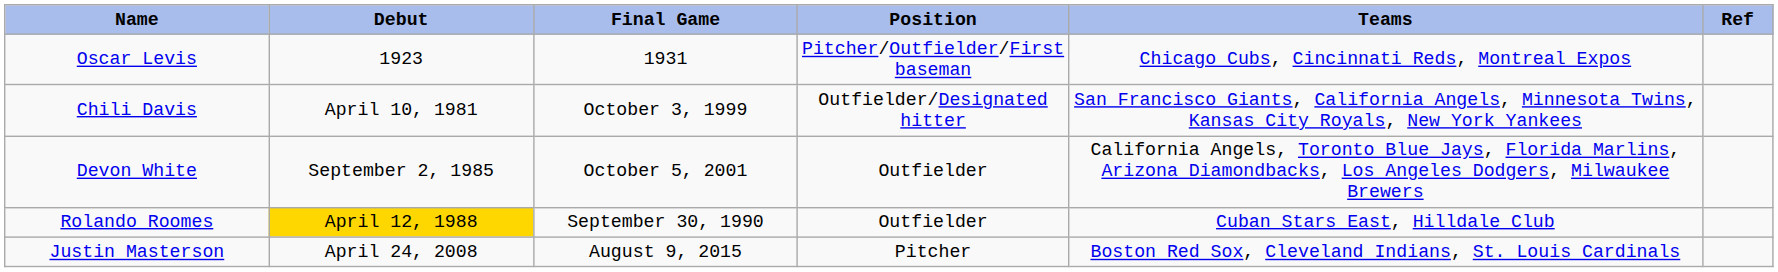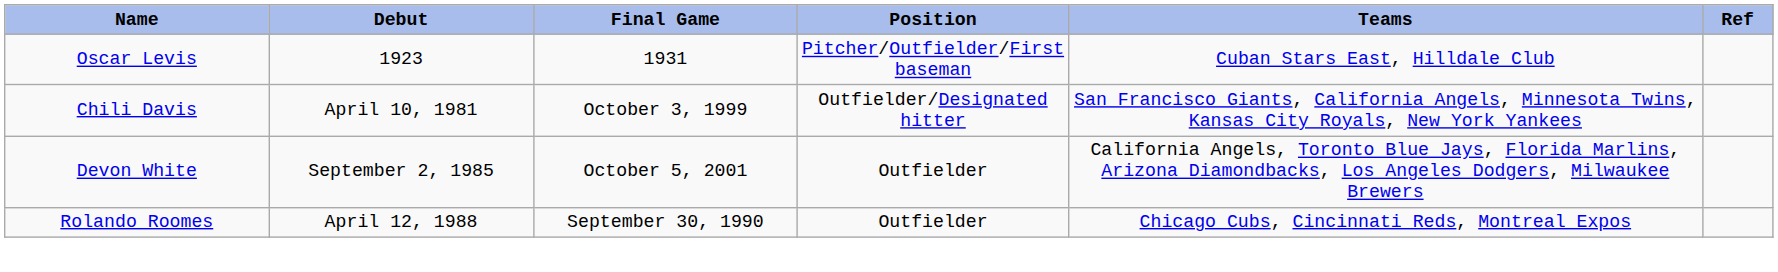(1385, 60) Chicago Cubs, Cincinnati Reds, Montreal Expos -> (1385, 60) Cuban Stars East, Hilldale Club
(401, 222) gold background -> (401, 222) no background
(1385, 222) Cuban Stars East, Hilldale Club -> (1385, 222) Chicago Cubs, Cincinnati Reds, Montreal Expos
- row: (137, 252)
